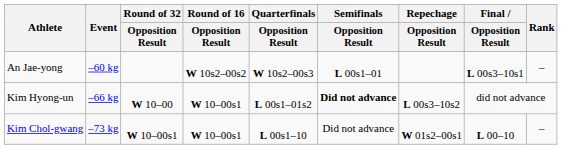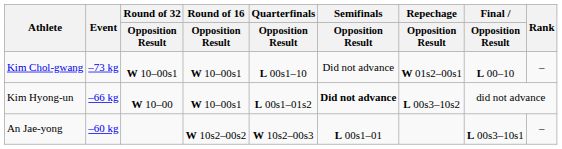rows swapped: (35, 67) <-> (45, 129)
